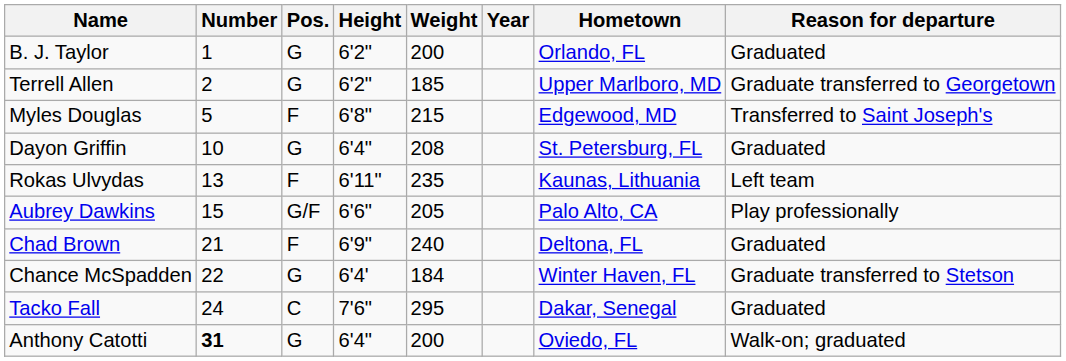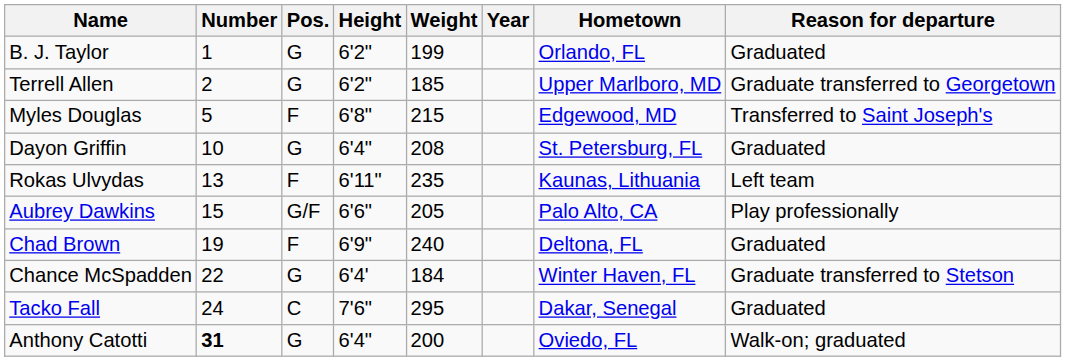(427, 52) 200 -> (427, 52) 199
(212, 244) 21 -> (212, 244) 19
